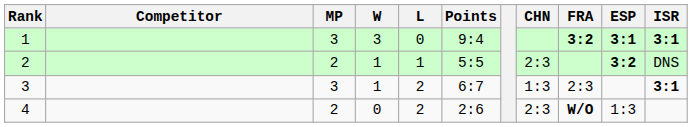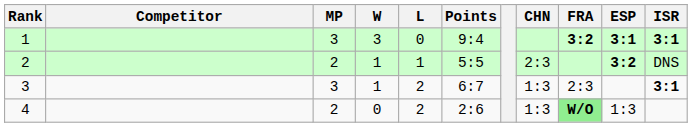(537, 110) 2:3 -> (537, 110) 1:3
(580, 110) no background -> (580, 110) lightgreen background
